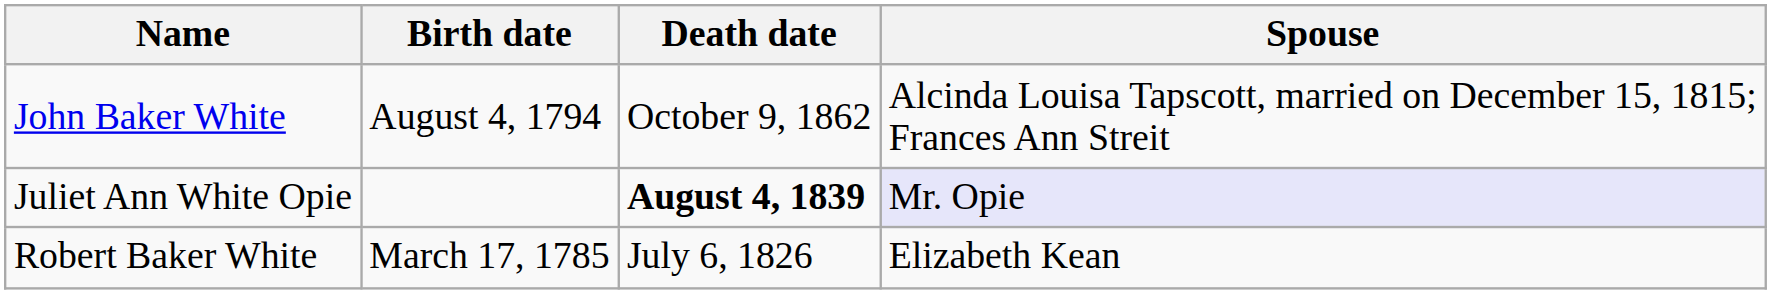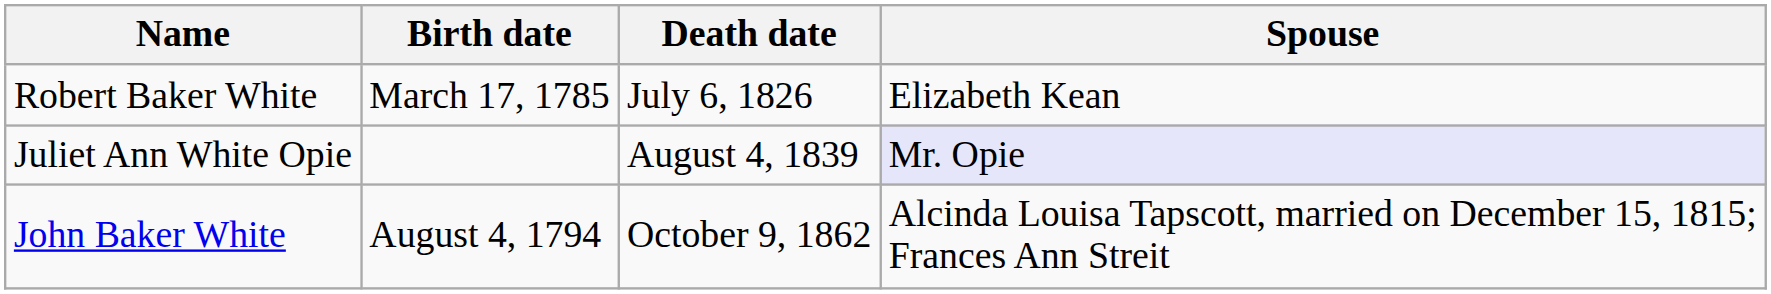rows swapped: (166, 256) <-> (150, 115)
(746, 196) bold -> (743, 154) normal
